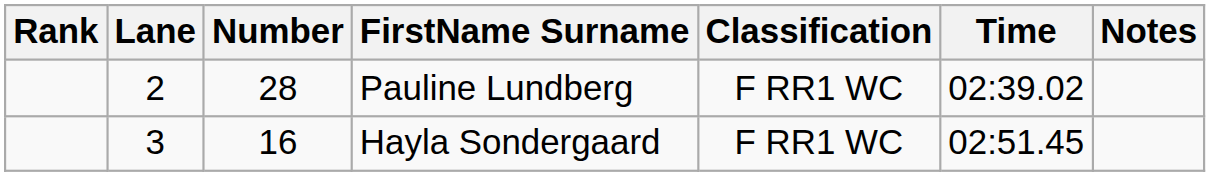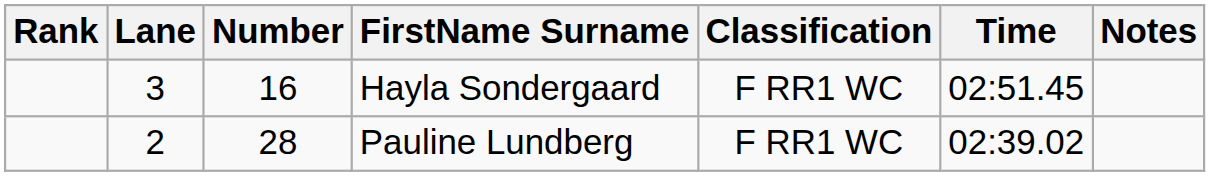rows swapped: (497, 87) <-> (510, 142)
